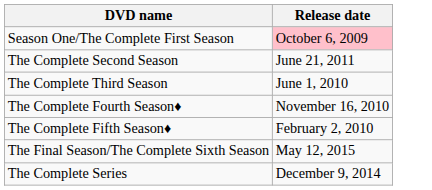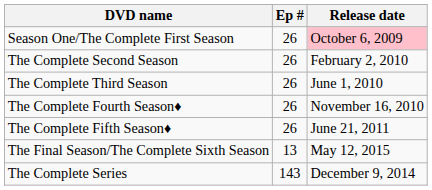+ column: (290, 15)
(315, 60) June 21, 2011 -> (359, 60) February 2, 2010
(325, 128) February 2, 2010 -> (350, 128) June 21, 2011
